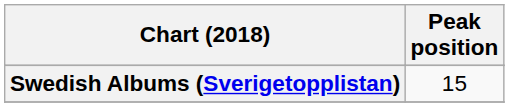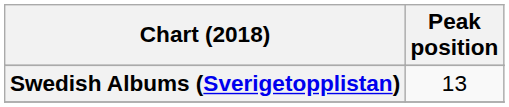(454, 83) 15 -> (454, 83) 13
